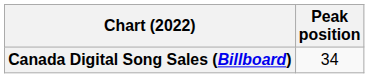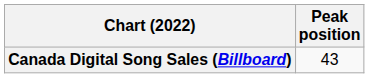(330, 60) 34 -> (330, 60) 43
